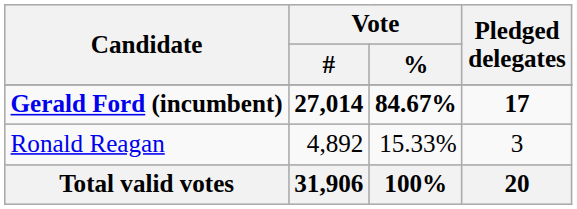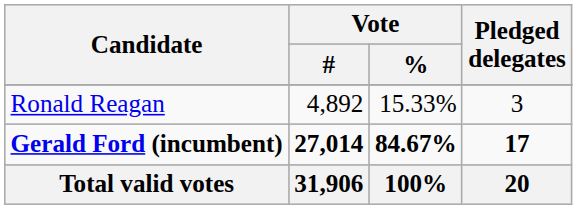rows swapped: (147, 104) <-> (88, 143)
